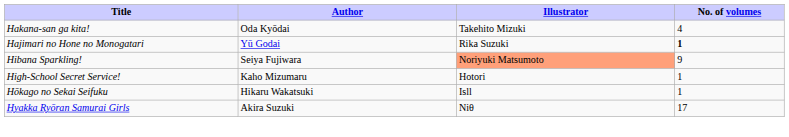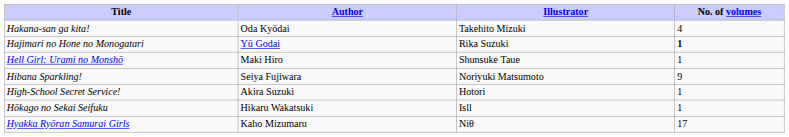+ row: (65, 60)
(501, 60) lightsalmon background -> (501, 76) no background
(274, 76) Kaho Mizumaru -> (267, 92) Akira Suzuki
(267, 108) Akira Suzuki -> (274, 124) Kaho Mizumaru
